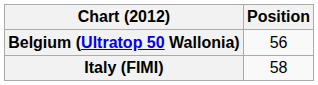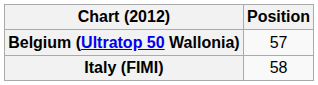(279, 42) 56 -> (279, 42) 57
